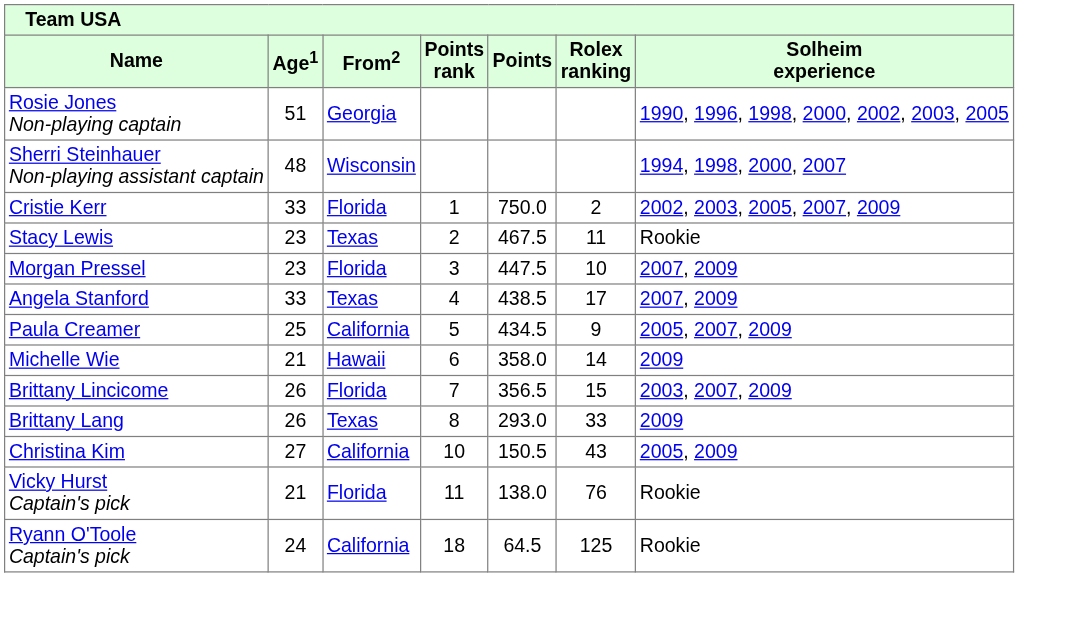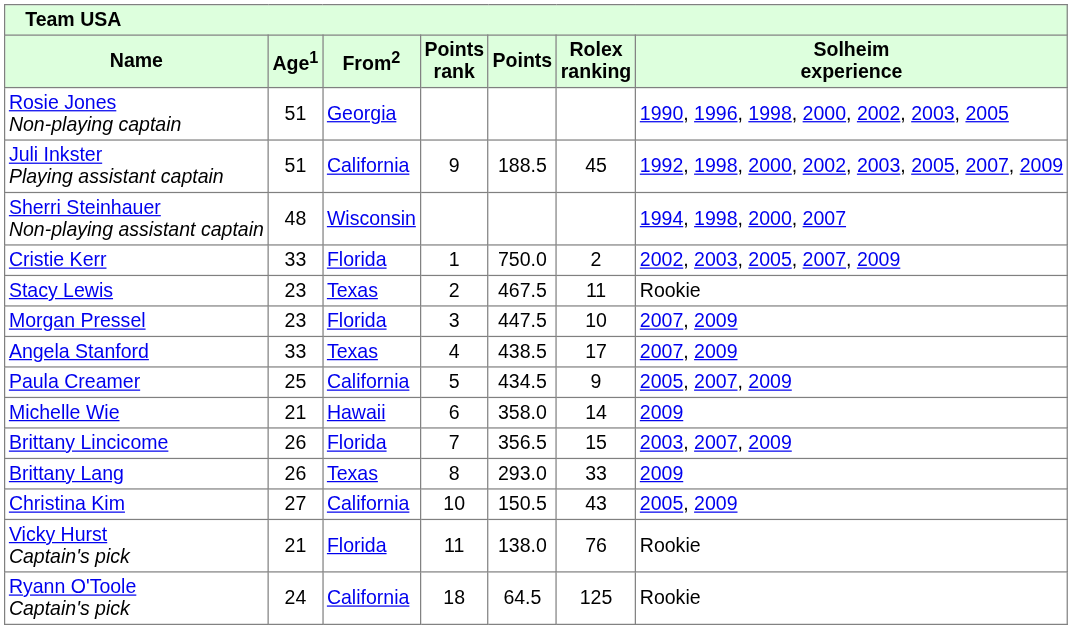+ row: (116, 166)
